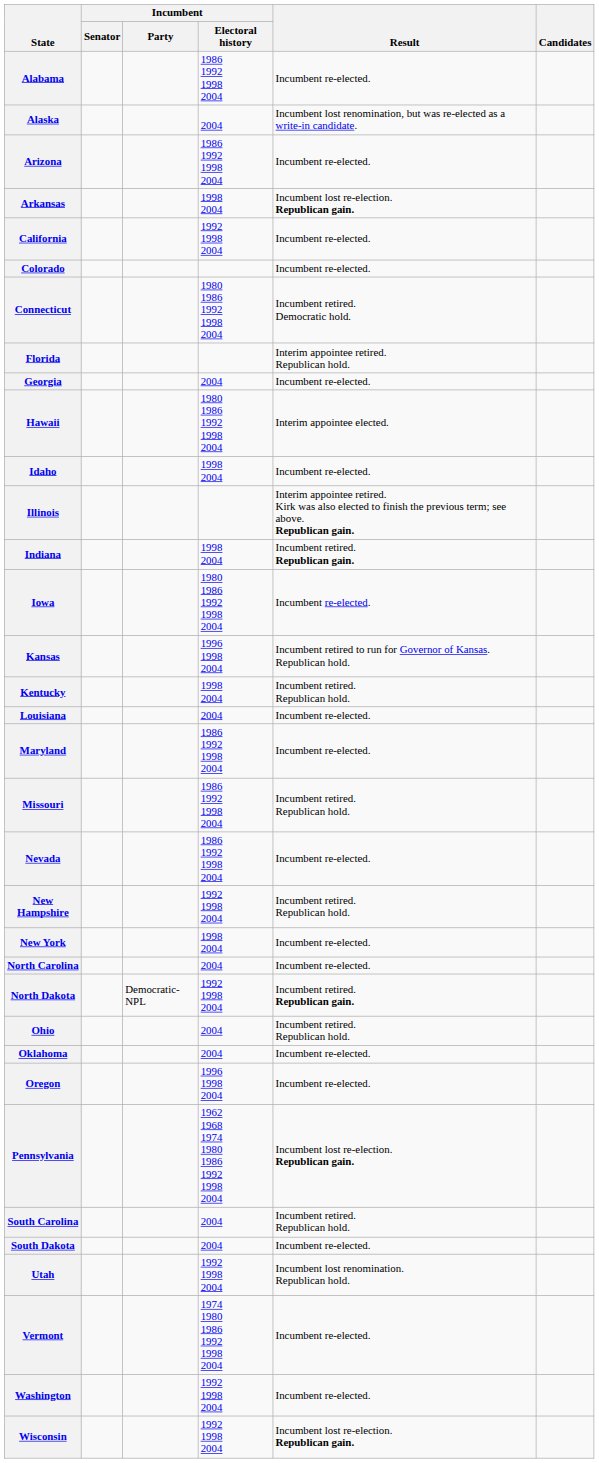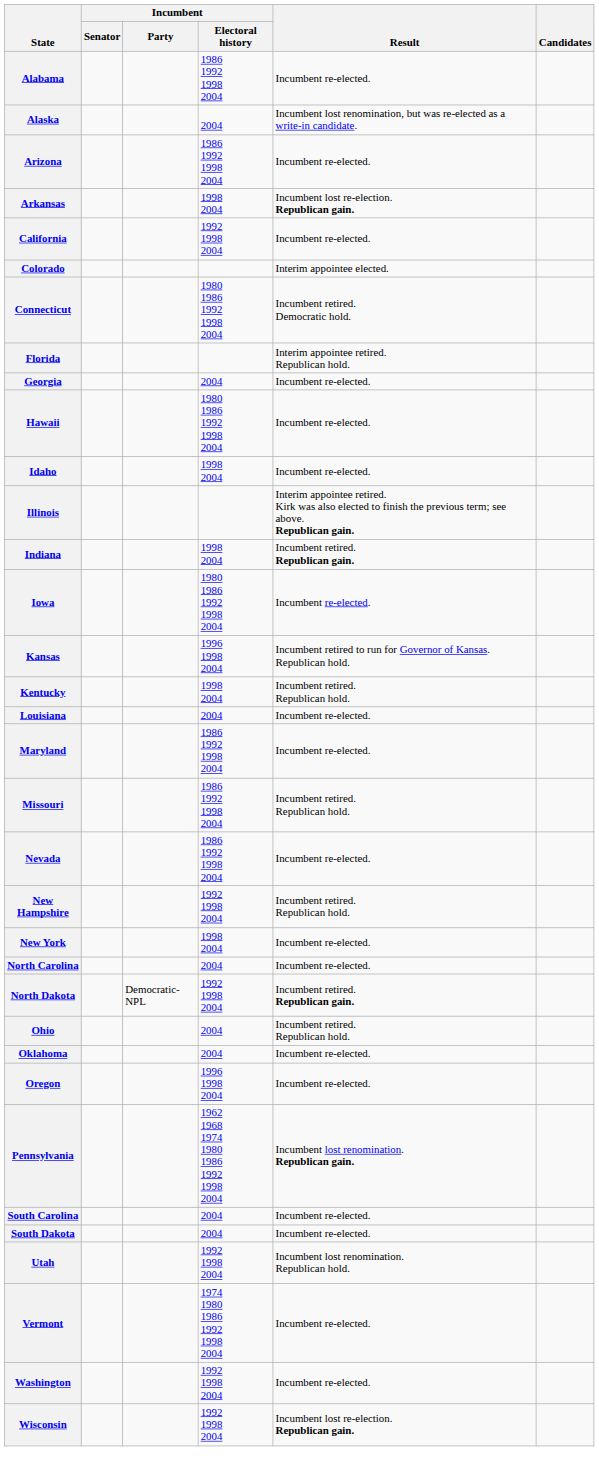(323, 268) Incumbent re-elected. -> (332, 268) Interim appointee elected.
(332, 423) Interim appointee elected. -> (323, 423) Incumbent re-elected.
(334, 1156) Incumbent lost re-election. Republican gain. -> (340, 1156) Incumbent lost renomination. Republican gain.
(316, 1222) Incumbent retired. Republican hold. -> (323, 1216) Incumbent re-elected.
